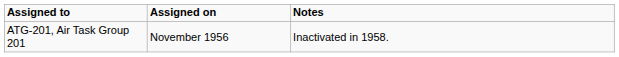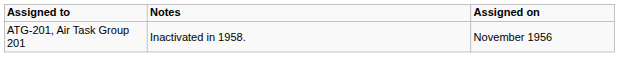columns swapped: (183, 13) <-> (308, 13)
